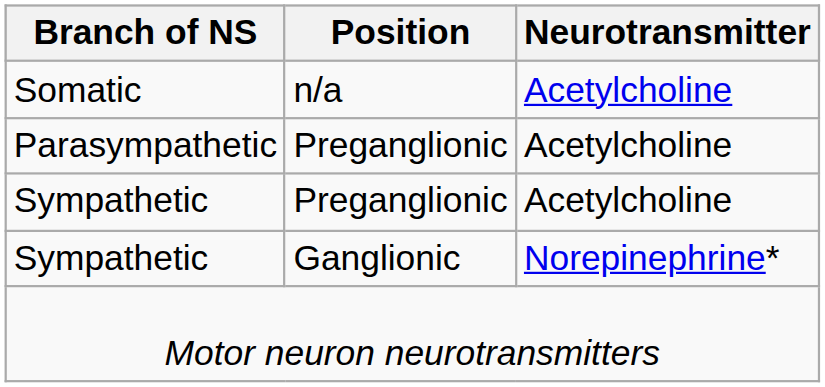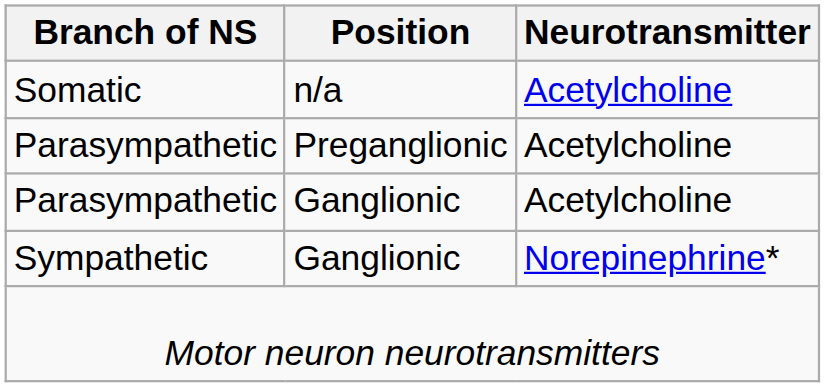+ row: (145, 201)
- row: (111, 201)
